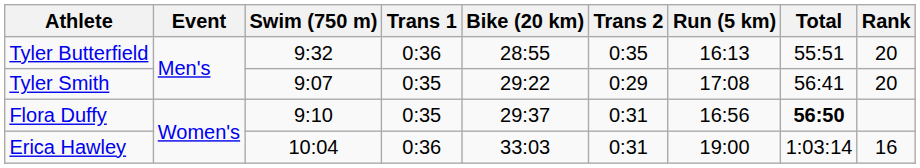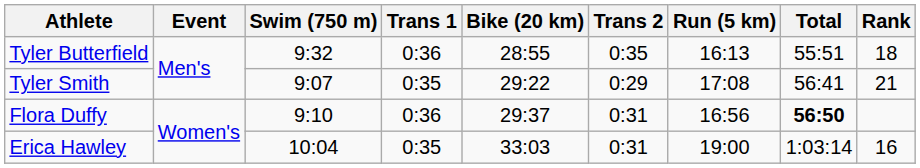(886, 53) 20 -> (886, 53) 18
(886, 84) 20 -> (886, 84) 21
(422, 116) 0:35 -> (422, 116) 0:36
(422, 147) 0:36 -> (422, 147) 0:35
